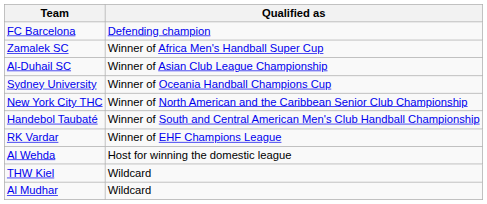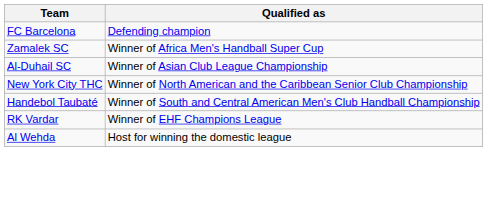- row: (52, 84)
- row: (31, 173)
- row: (32, 191)
